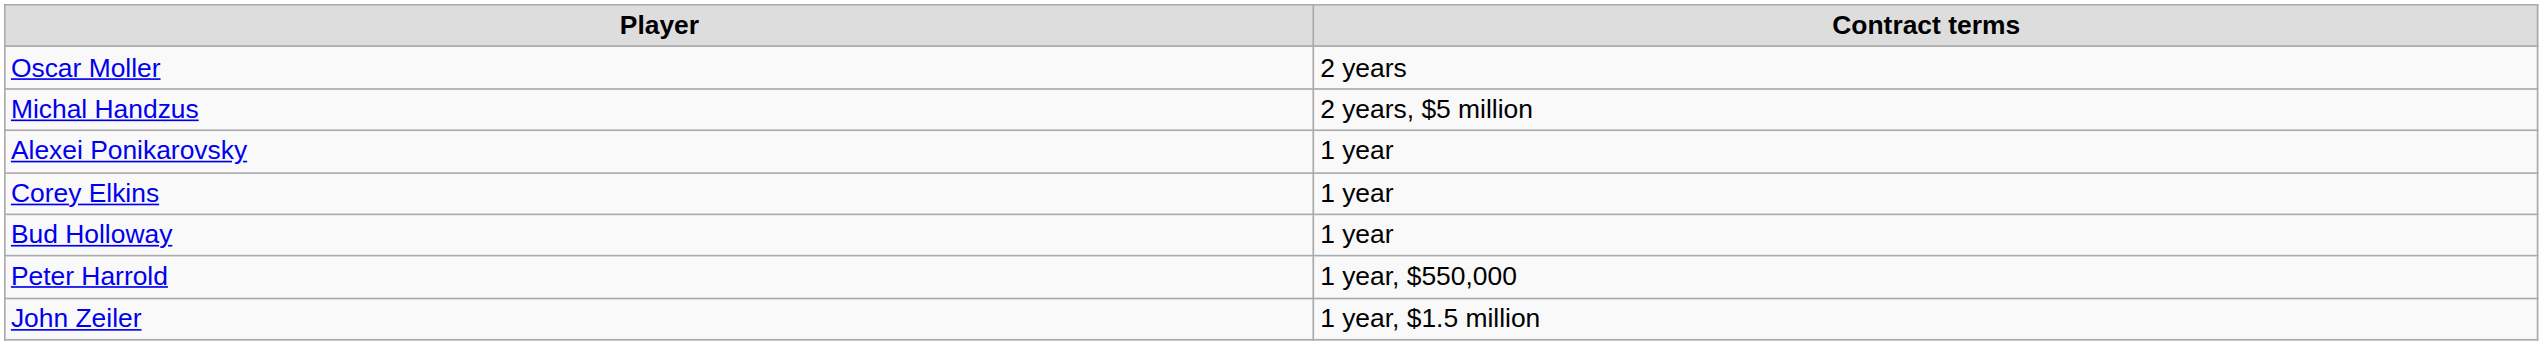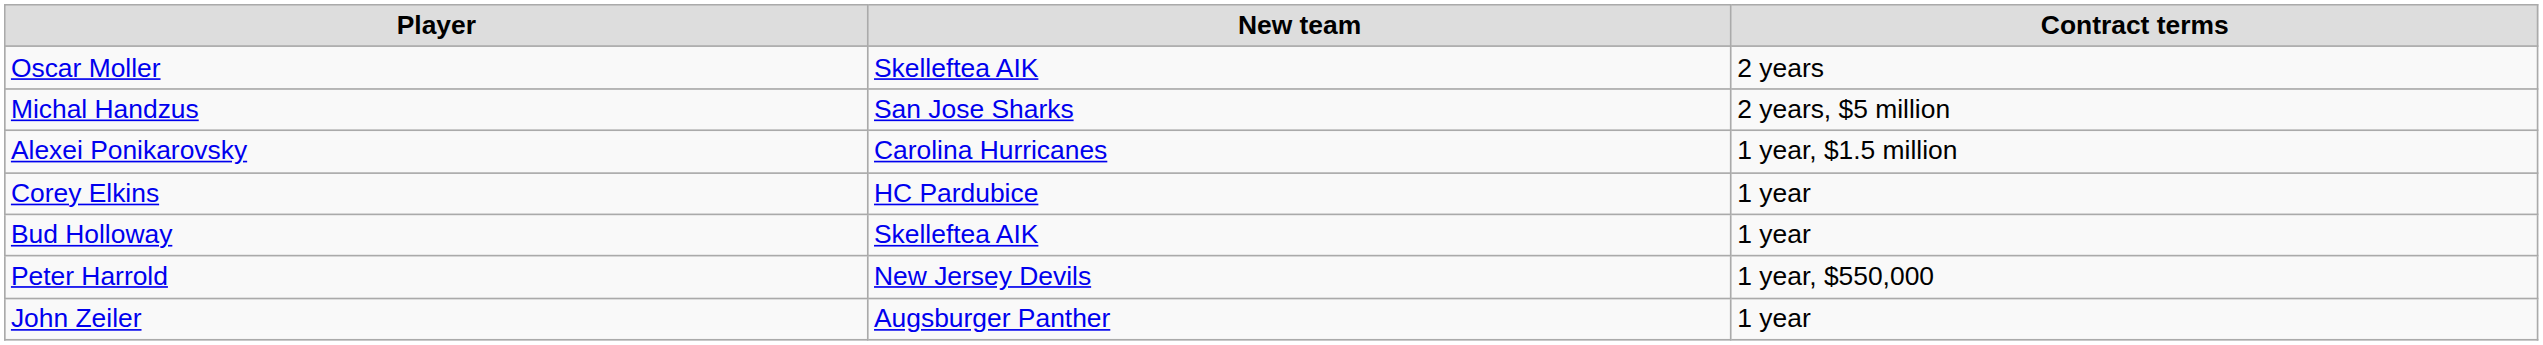+ column: (1300, 25)
(1357, 151) 1 year -> (1847, 151) 1 year, $1.5 million
(1430, 318) 1 year, $1.5 million -> (1774, 318) 1 year
